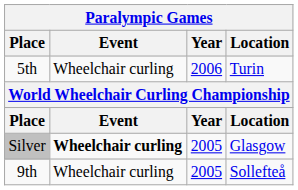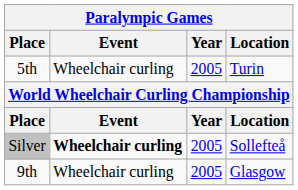(206, 69) 2006 -> (206, 69) 2005
(258, 146) Glasgow -> (258, 146) Sollefteå
(258, 172) Sollefteå -> (258, 172) Glasgow
